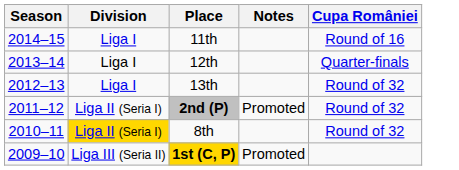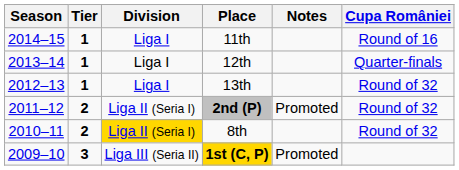+ column: (85, 16)
